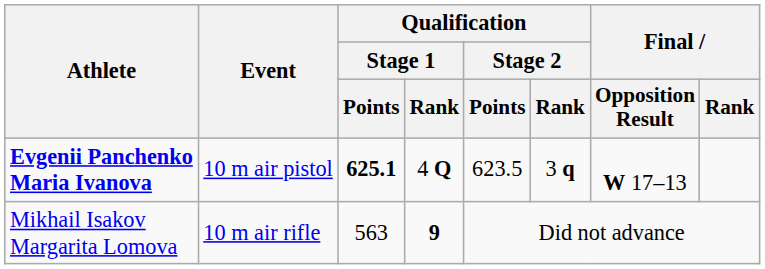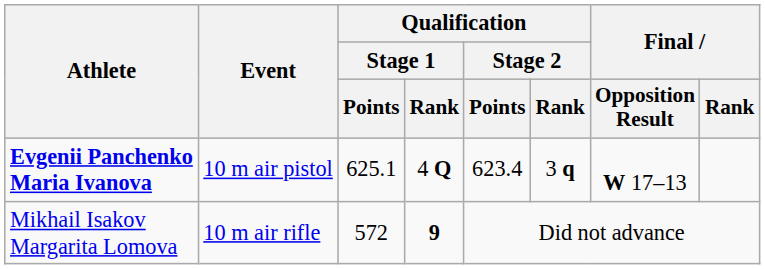(371, 169) bold -> (371, 169) normal
(497, 169) 623.5 -> (497, 169) 623.4
(371, 232) 563 -> (371, 232) 572
